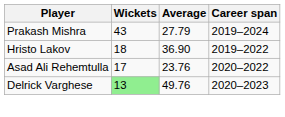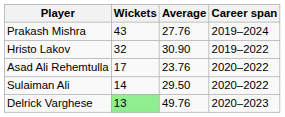(176, 31) 27.79 -> (176, 31) 27.76
(120, 49) 18 -> (120, 49) 32
(176, 49) 36.90 -> (176, 49) 30.90
+ row: (38, 85)
